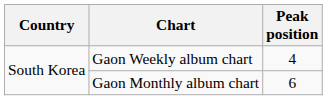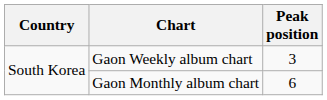(292, 58) 4 -> (292, 58) 3
